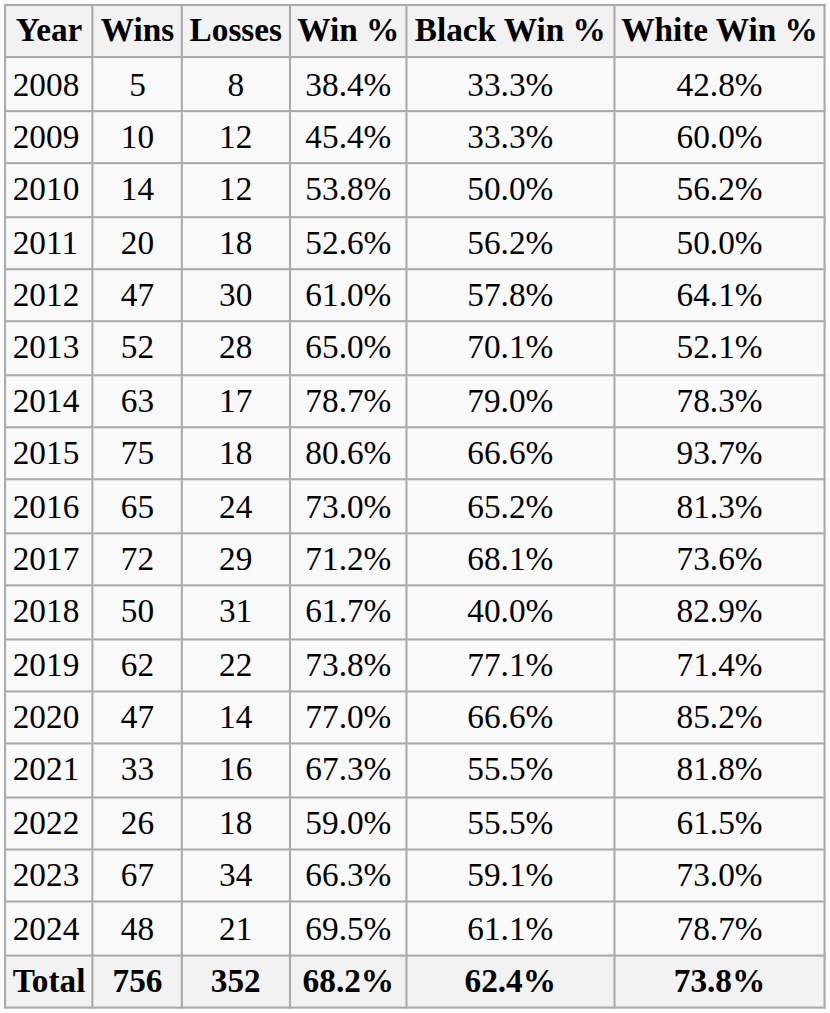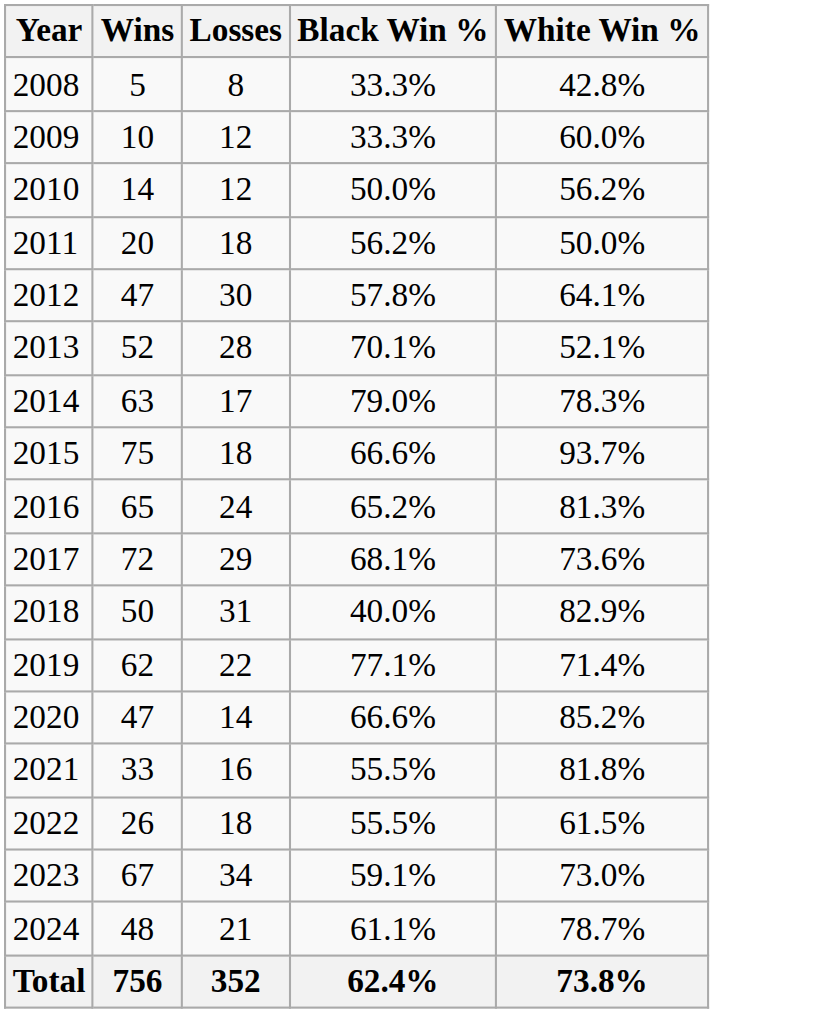- column: (348, 30)
